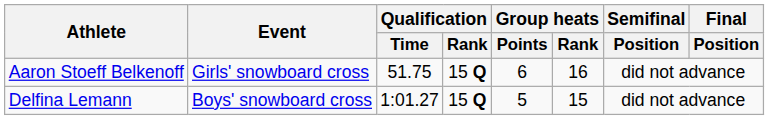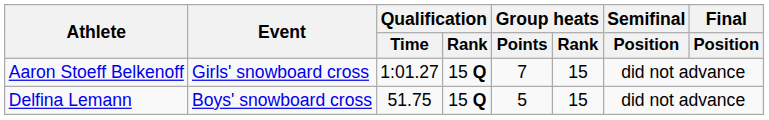(410, 73) 51.75 -> (410, 73) 1:01.27
(522, 73) 6 -> (522, 73) 7
(578, 73) 16 -> (578, 73) 15
(410, 101) 1:01.27 -> (410, 101) 51.75
